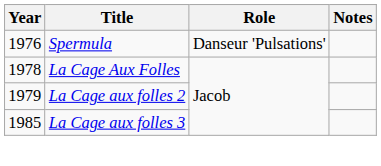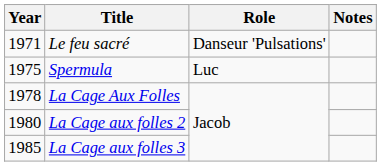+ row: (89, 43)
(25, 43) 1976 -> (25, 69) 1975
(259, 43) Danseur 'Pulsations' -> (206, 69) Luc
(25, 95) 1979 -> (25, 122) 1980
